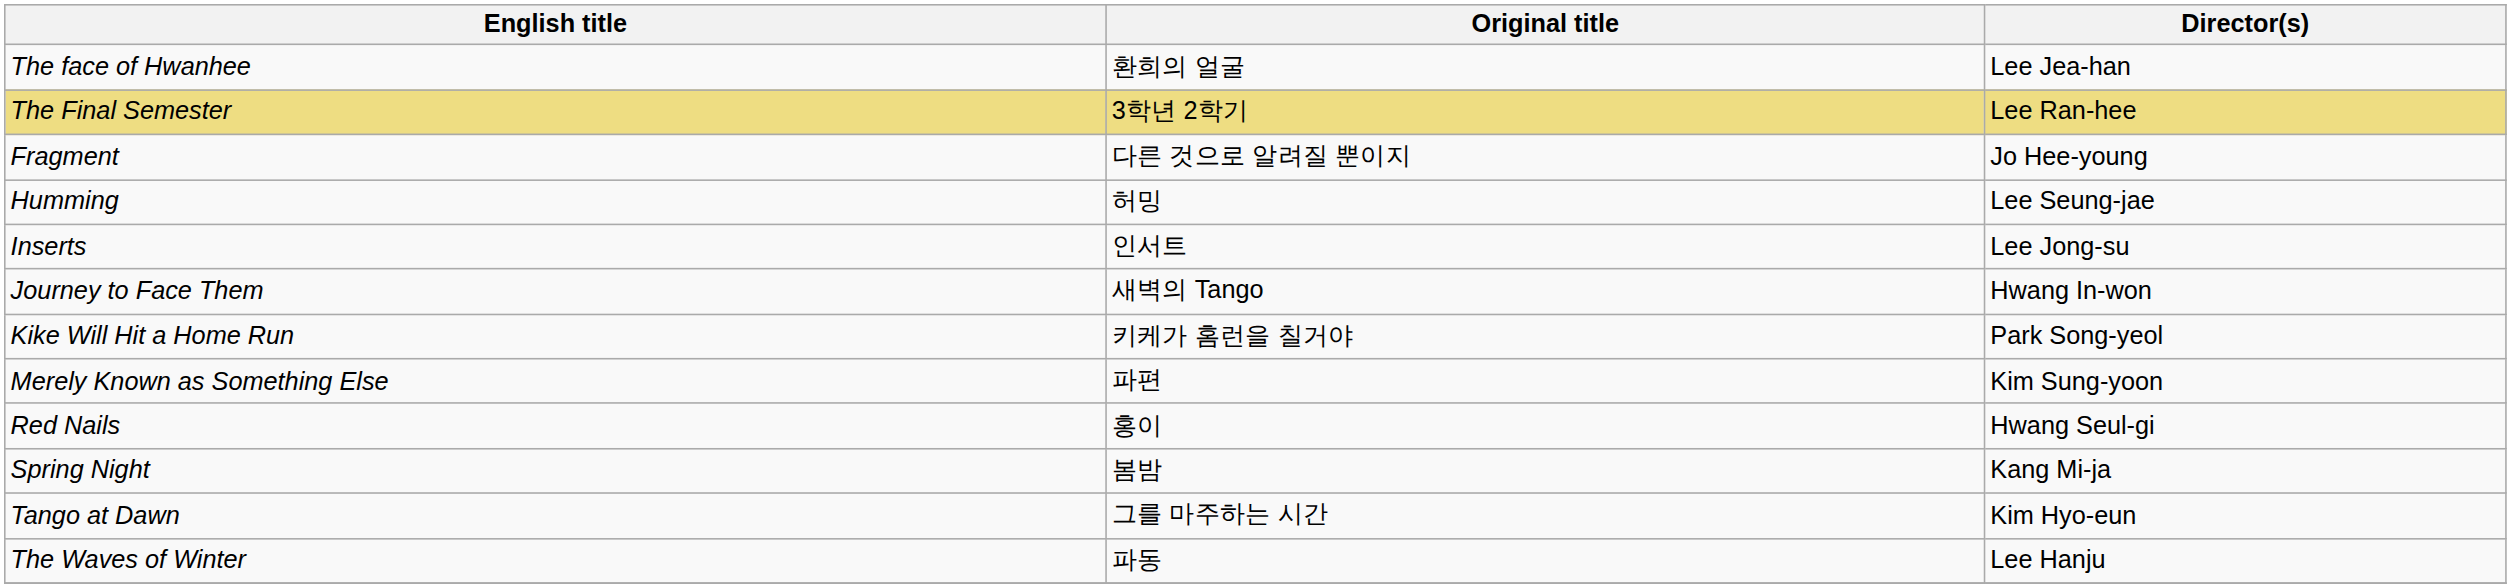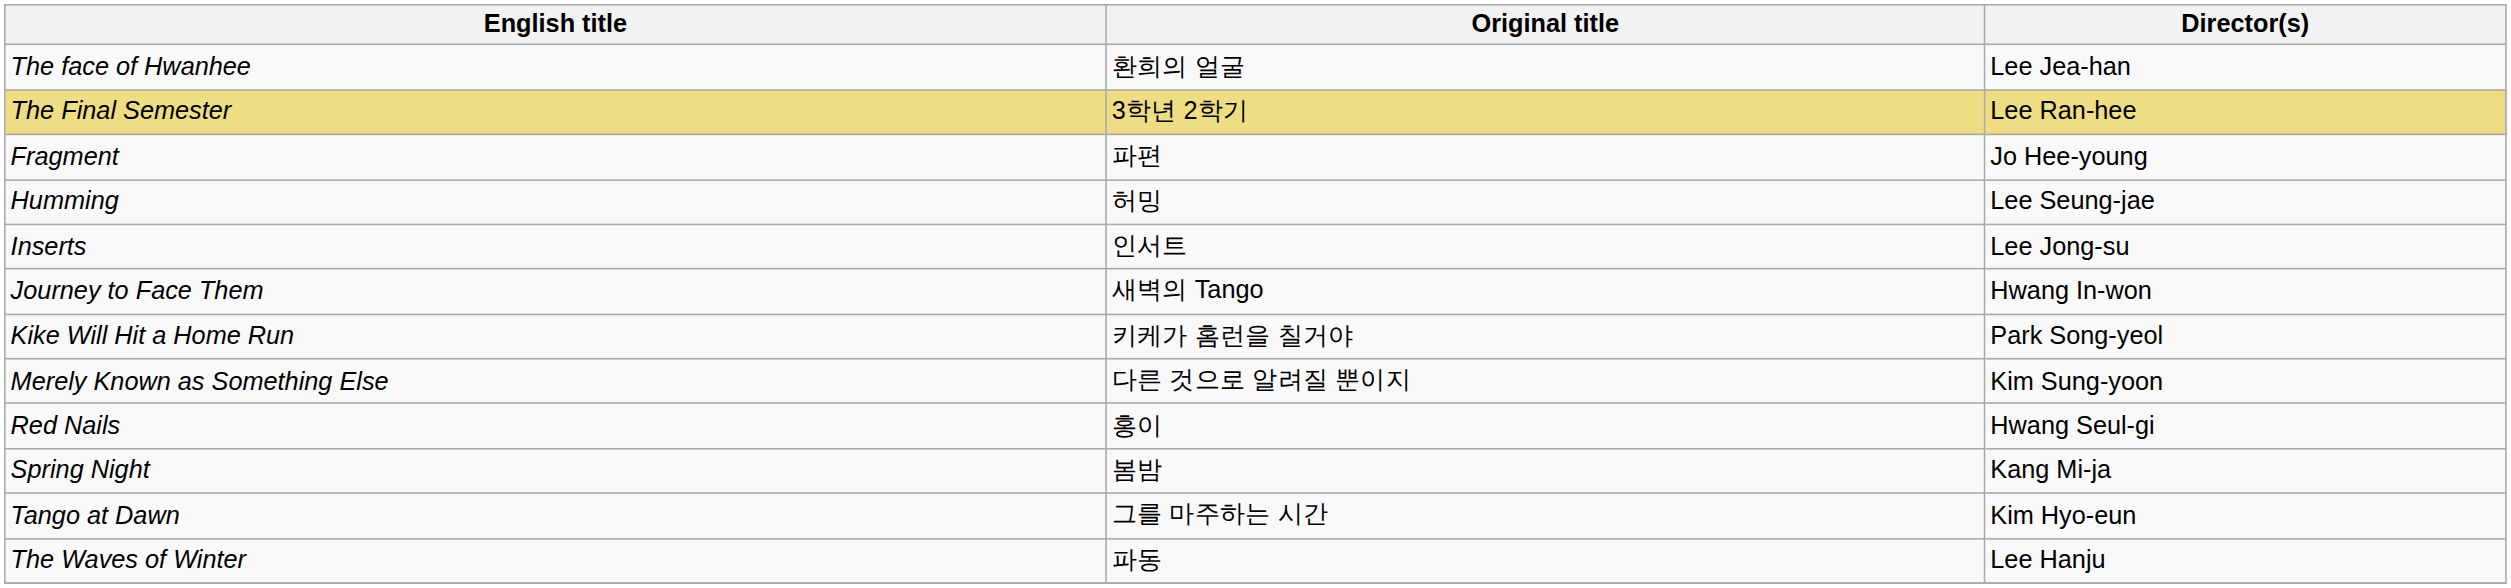(1261, 155) 다른 것으로 알려질 뿐이지 -> (1137, 155) 파편
(1137, 380) 파편 -> (1261, 380) 다른 것으로 알려질 뿐이지
